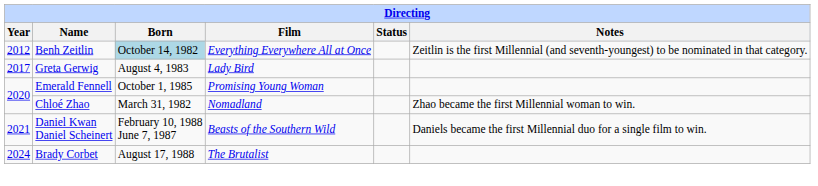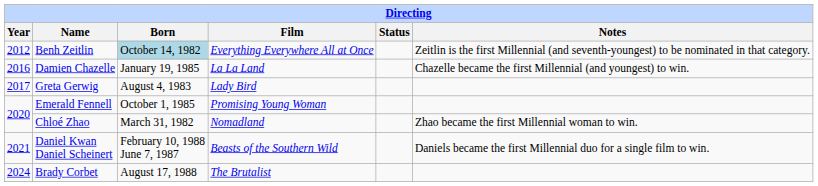+ row: (75, 68)
